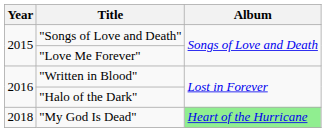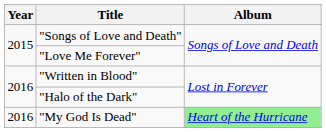(20, 117) 2018 -> (20, 117) 2016
